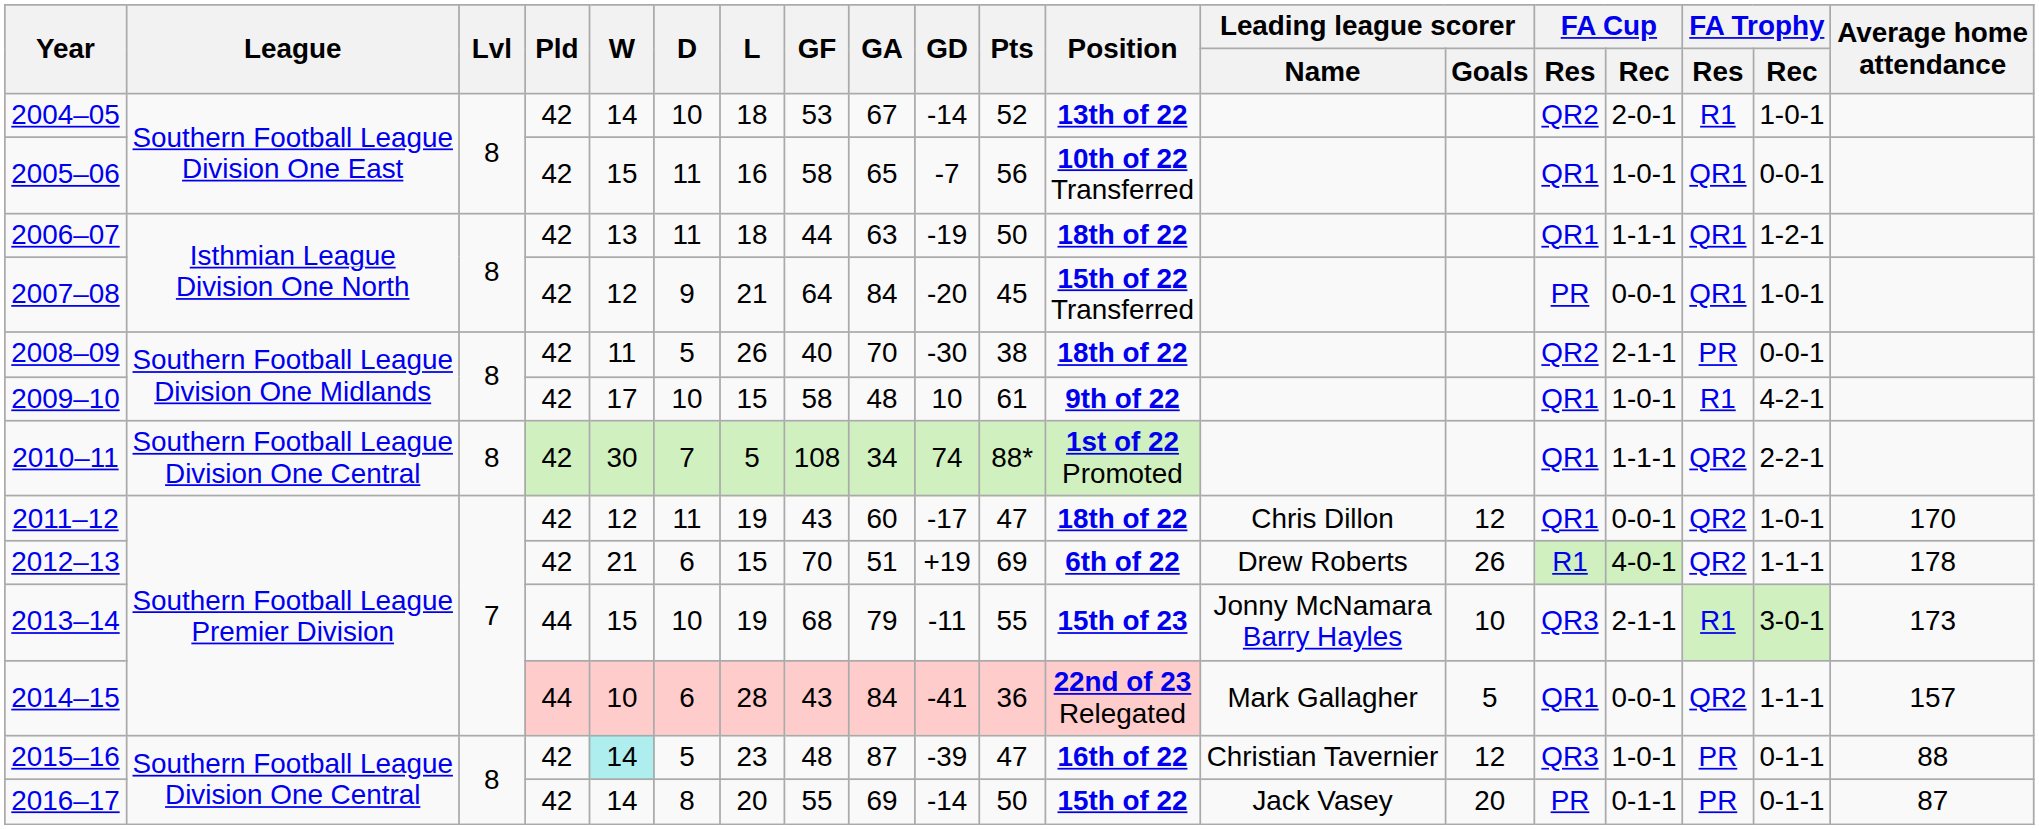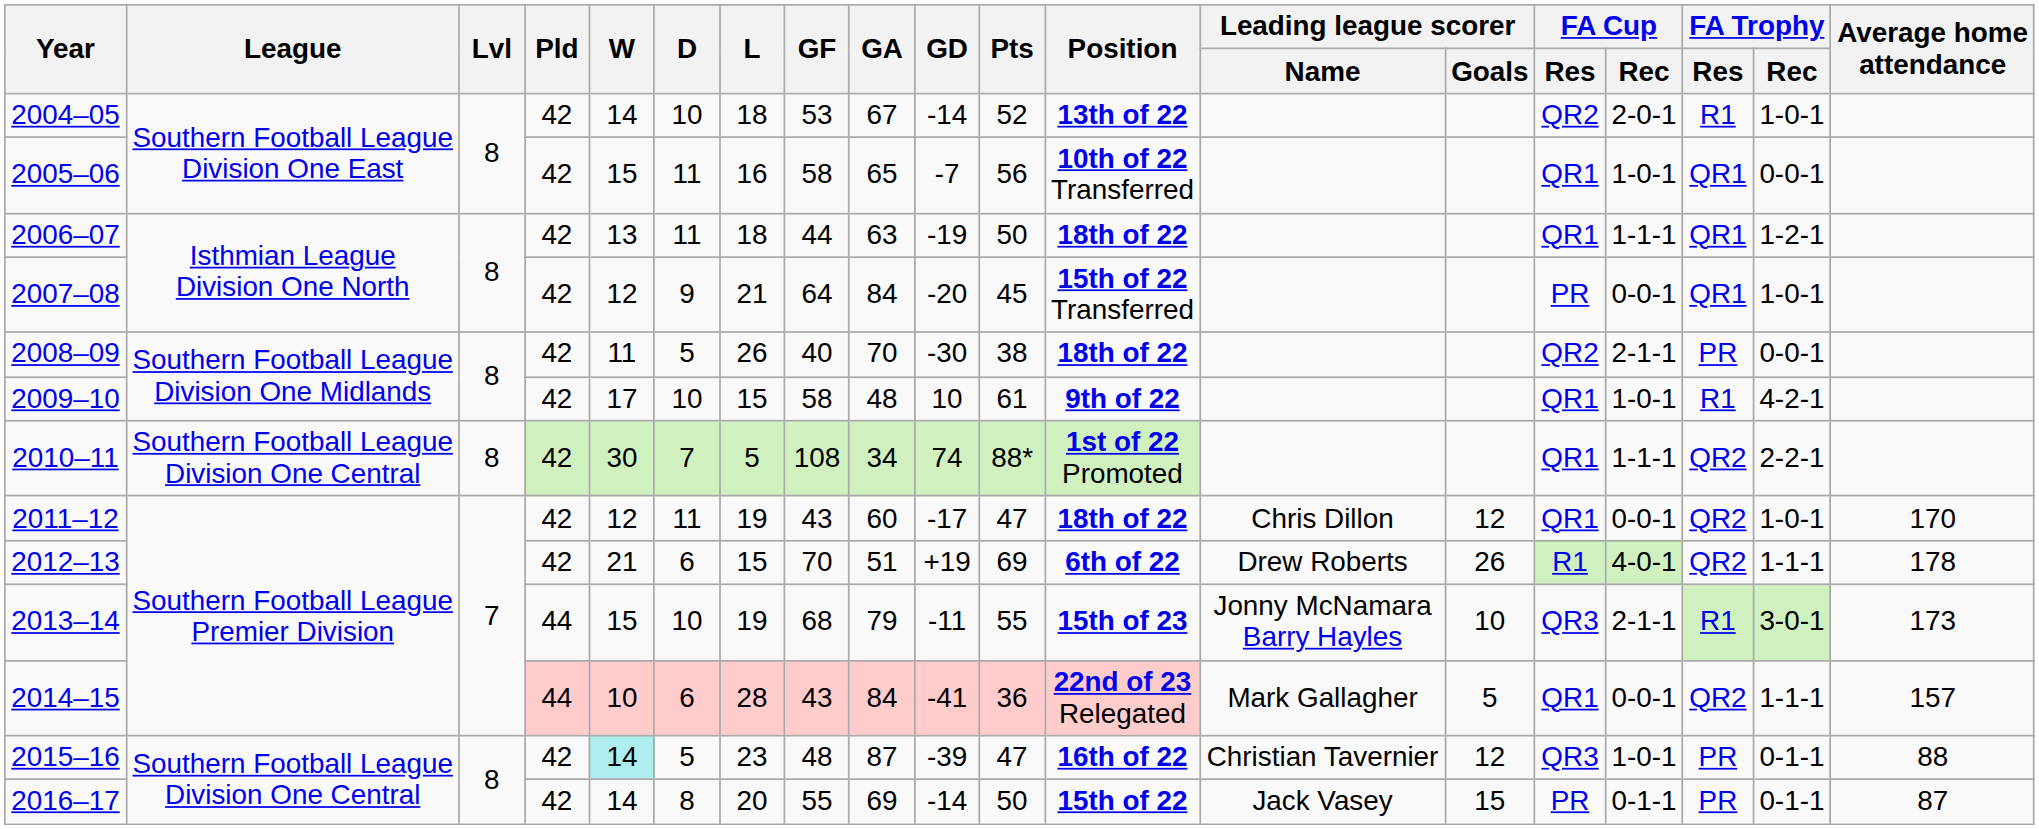(1490, 801) 20 -> (1490, 801) 15
